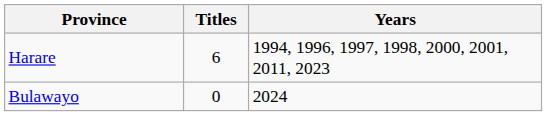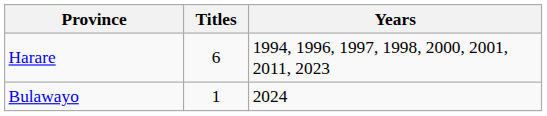(216, 96) 0 -> (216, 96) 1
